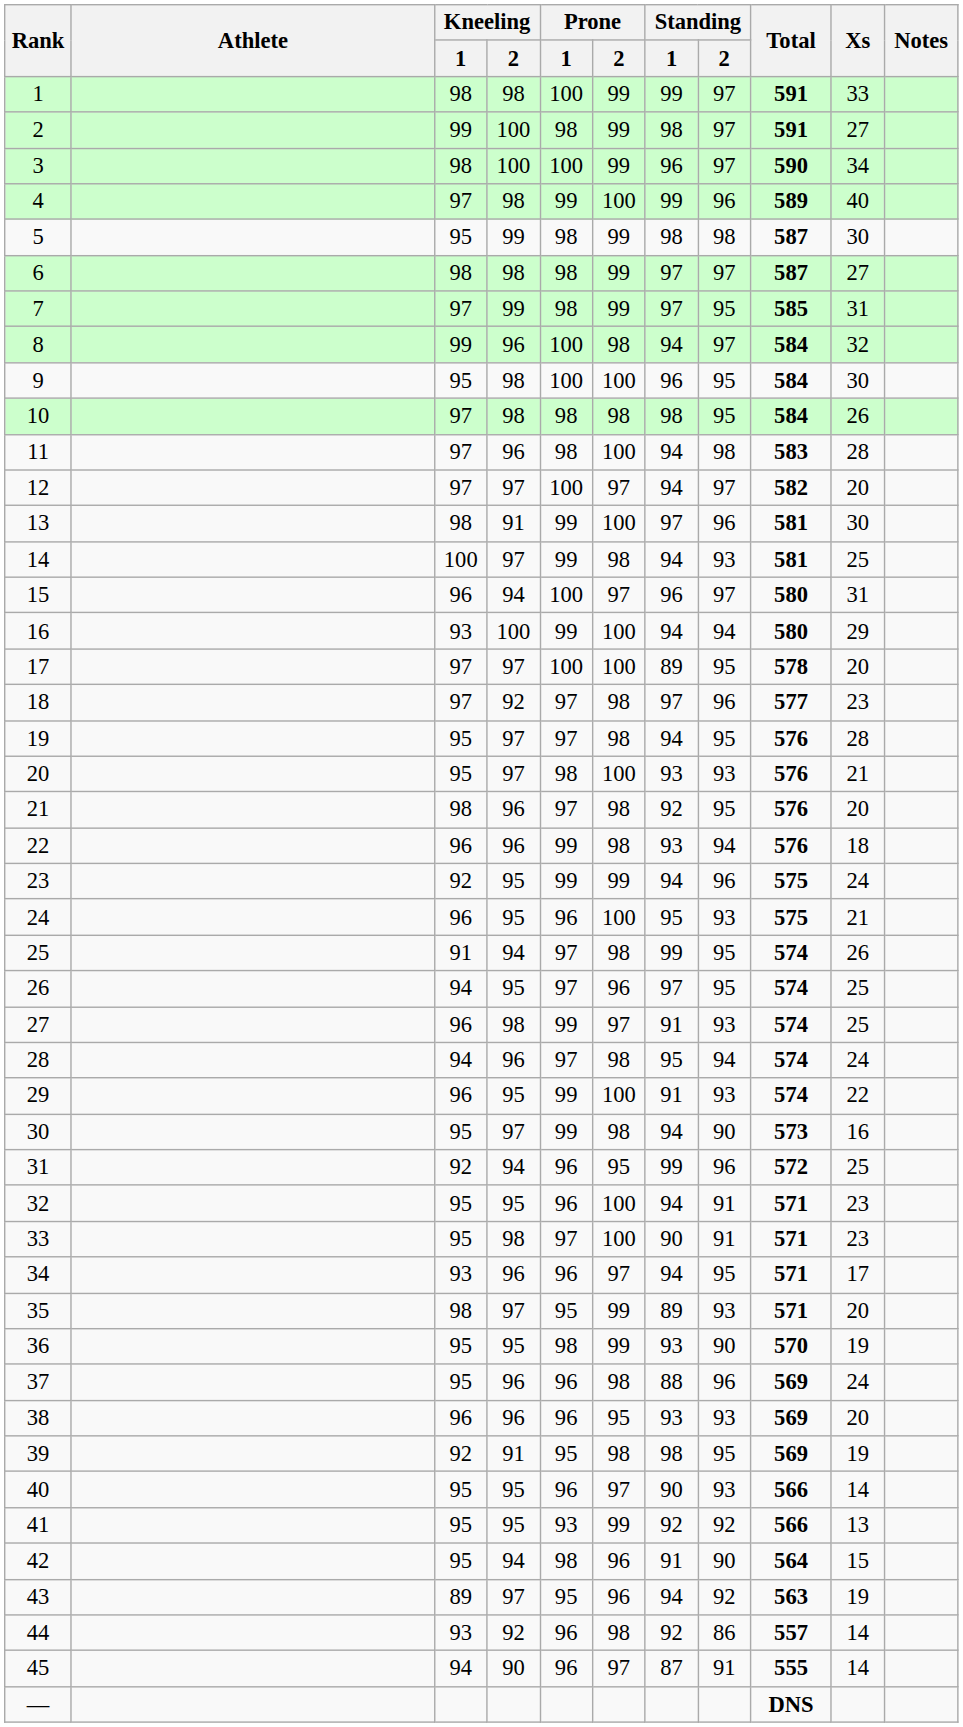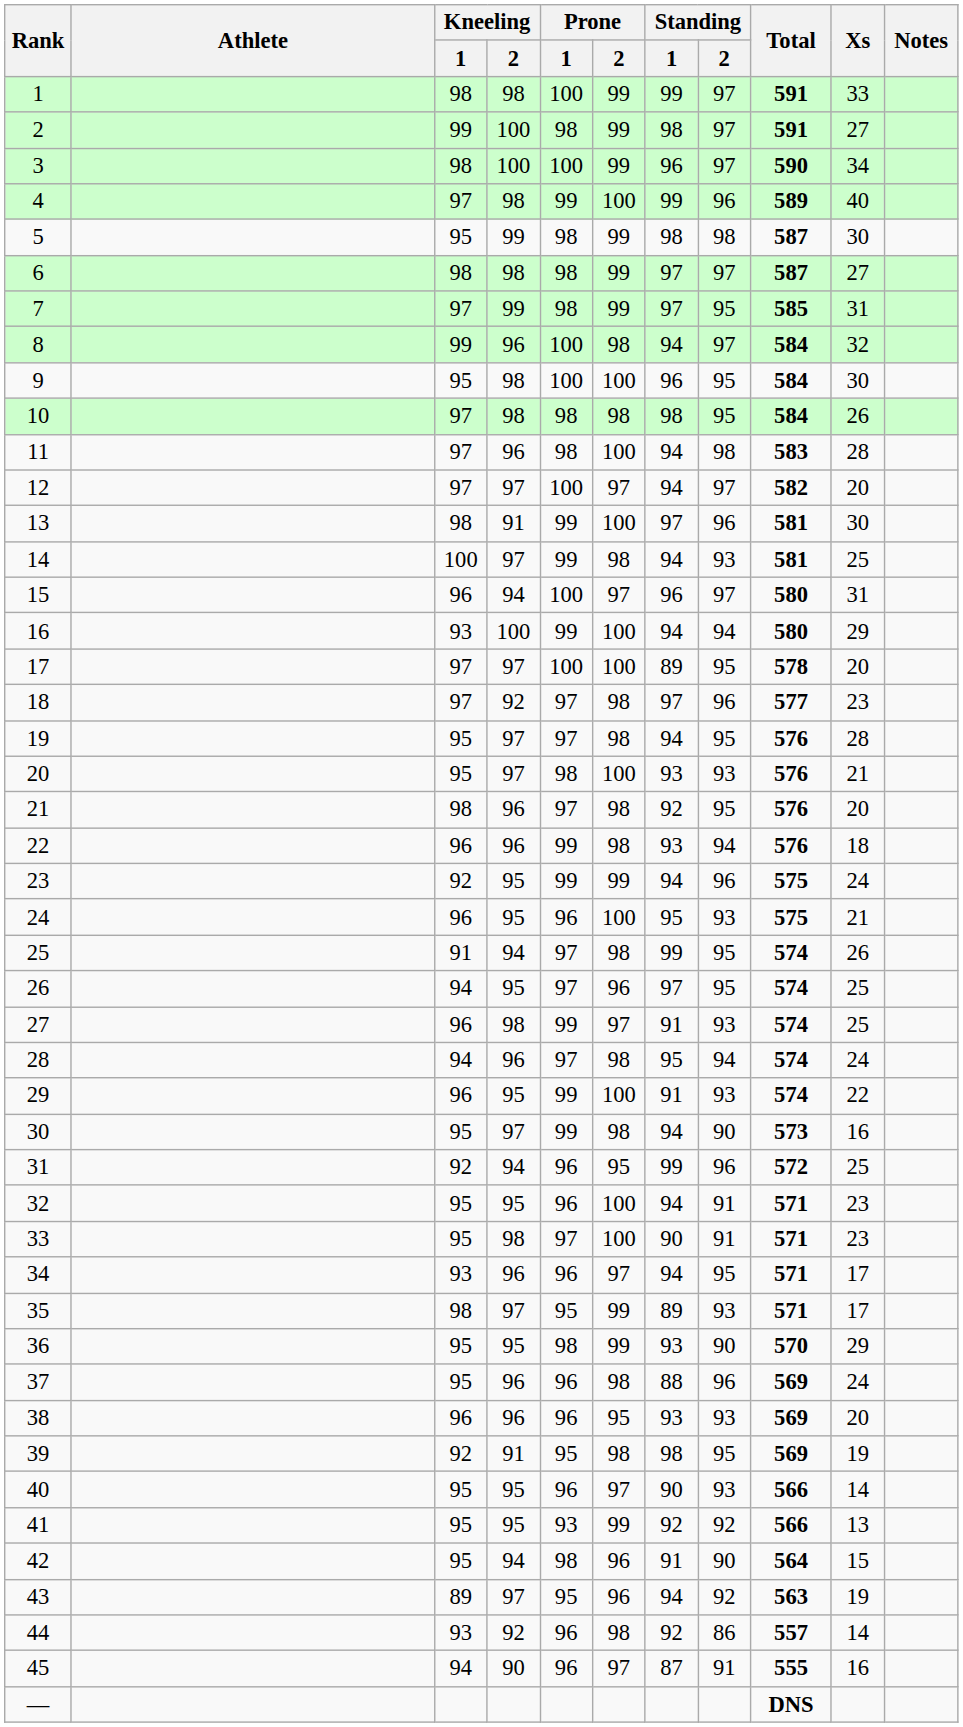(858, 1310) 20 -> (858, 1310) 17
(858, 1346) 19 -> (858, 1346) 29
(858, 1668) 14 -> (858, 1668) 16
